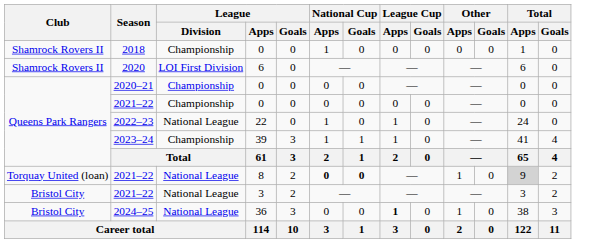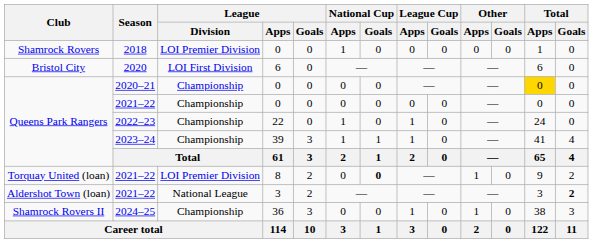(58, 49) Shamrock Rovers II -> (59, 49) Shamrock Rovers
(201, 49) Championship -> (210, 49) LOI Premier Division
(58, 67) Shamrock Rovers II -> (59, 67) Bristol City
(523, 85) no background -> (540, 85) gold background
(201, 121) National League -> (210, 121) Championship
(201, 175) National League -> (210, 175) LOI Premier Division
(326, 175) bold -> (343, 175) normal
(523, 175) lightgrey background -> (540, 175) no background
(58, 193) Bristol City -> (59, 193) Aldershot Town (loan)
(555, 193) normal -> (572, 193) bold
(58, 211) Bristol City -> (59, 211) Shamrock Rovers II
(201, 211) National League -> (210, 211) Championship
(395, 211) bold -> (412, 211) normal
